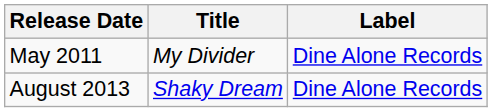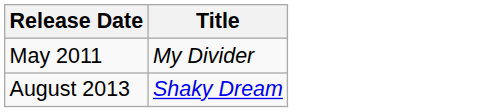- column: (388, 21)
